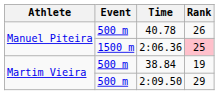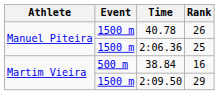(113, 30) 500 m -> (116, 30) 1500 m
(199, 47) pink background -> (199, 47) no background
(199, 64) 19 -> (199, 64) 16
(113, 81) 500 m -> (116, 81) 1500 m
